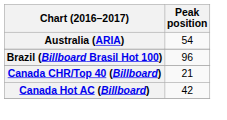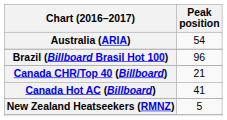(187, 90) 42 -> (199, 90) 41
+ row: (91, 106)
